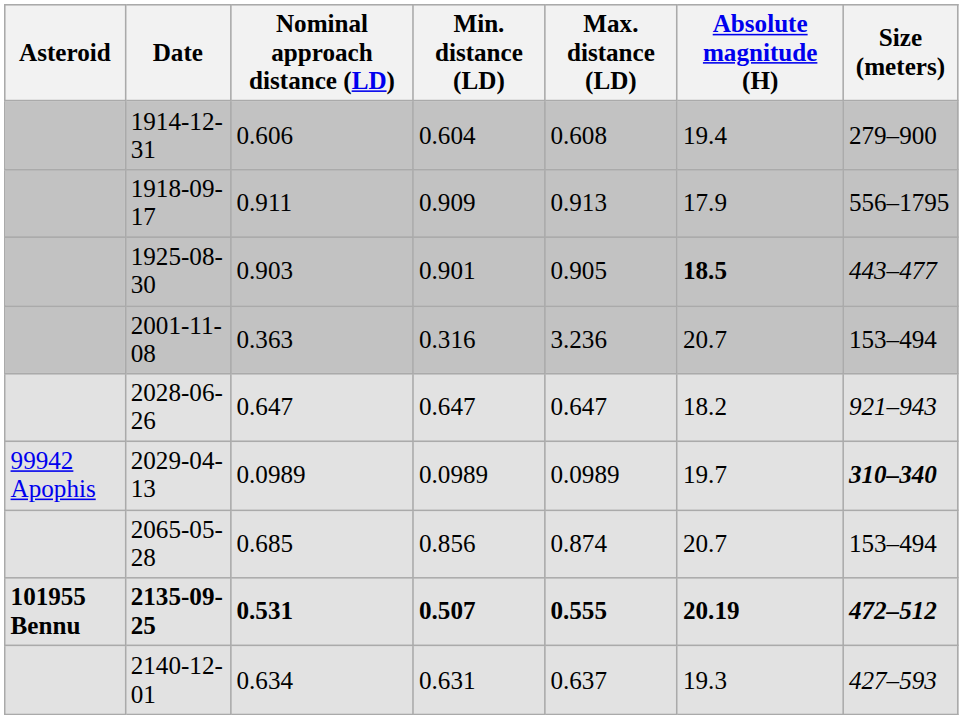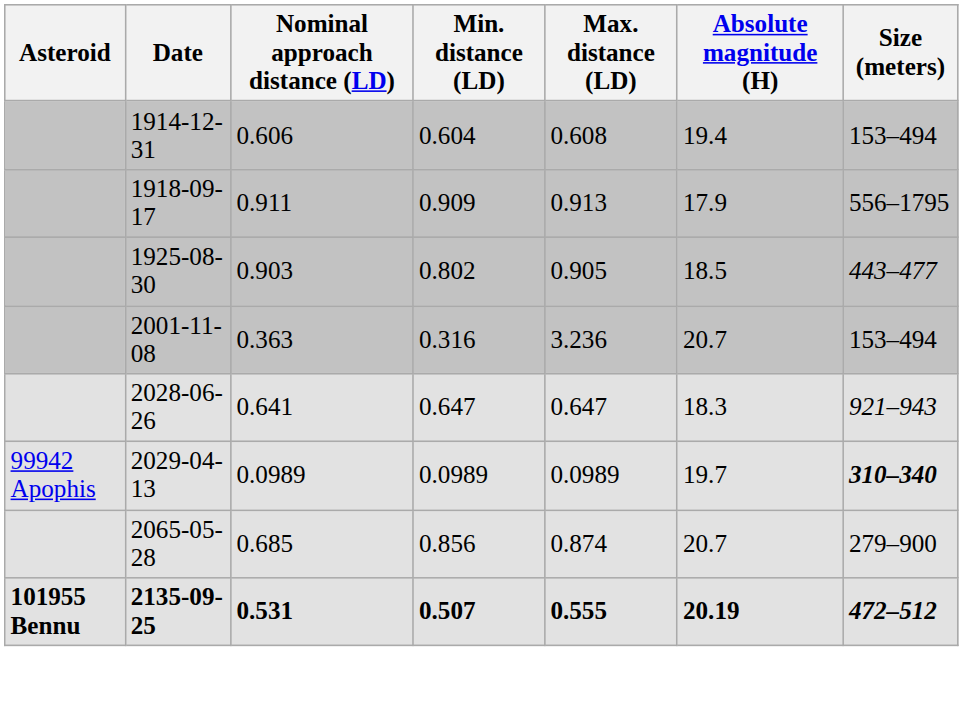(893, 134) 279–900 -> (893, 134) 153–494
(447, 271) 0.901 -> (447, 271) 0.802
(705, 271) bold -> (705, 271) normal
(265, 407) 0.647 -> (265, 407) 0.641
(705, 407) 18.2 -> (705, 407) 18.3
(893, 543) 153–494 -> (893, 543) 279–900
- row: (177, 679)
